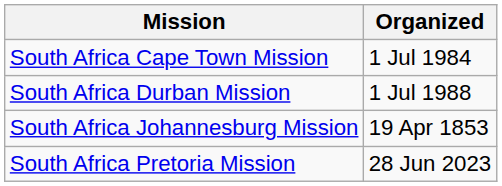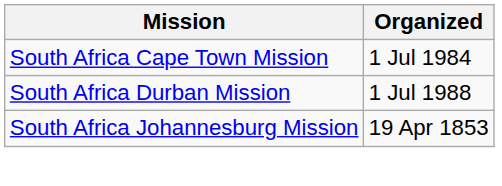- row: (153, 163)
